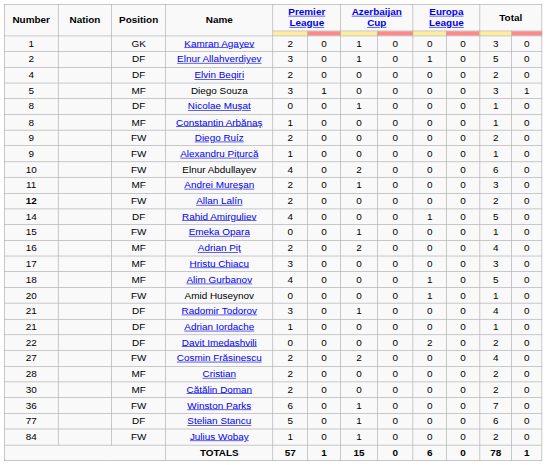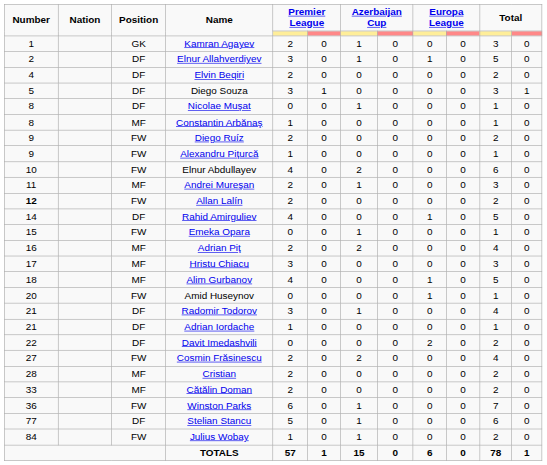(139, 91) MF -> (139, 91) DF
(31, 389) 30 -> (31, 389) 33
